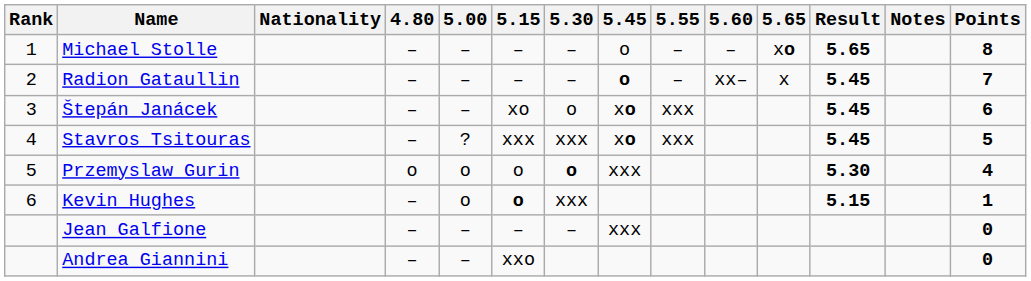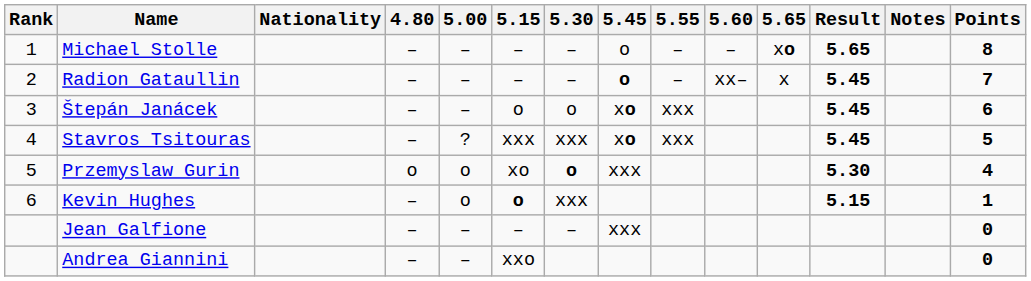(518, 110) xo -> (518, 110) o
(518, 170) o -> (518, 170) xo
